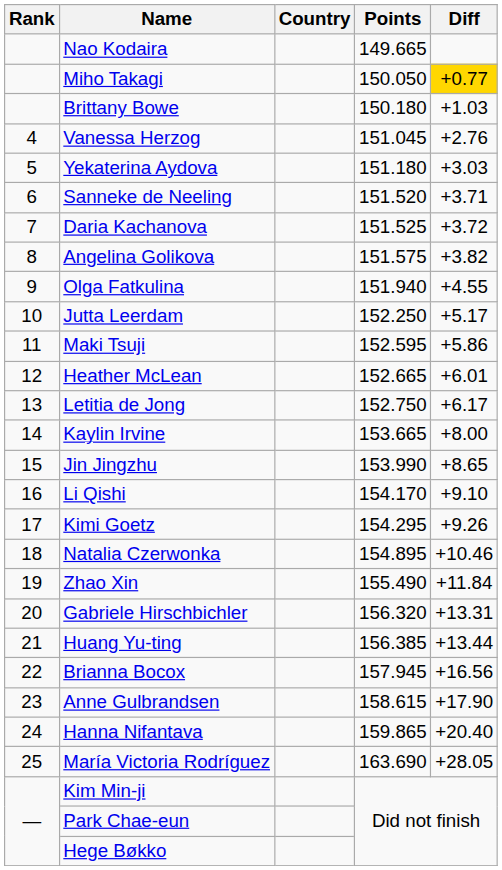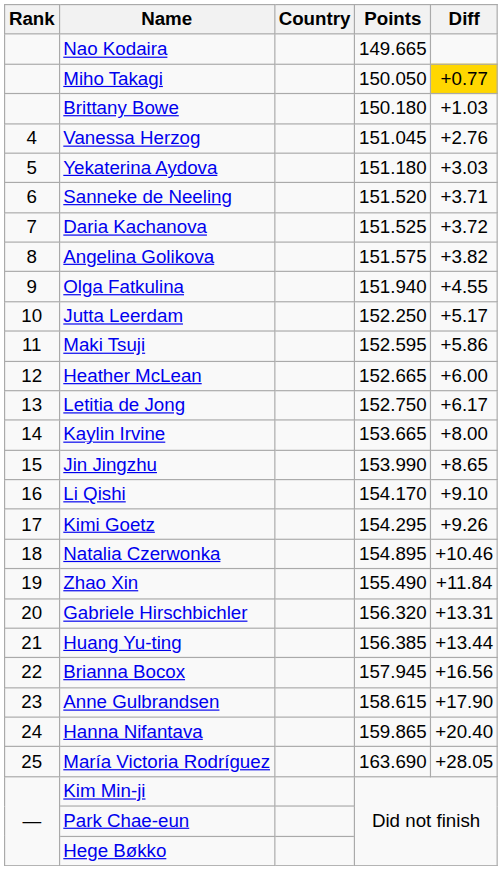(464, 375) +6.01 -> (464, 375) +6.00
